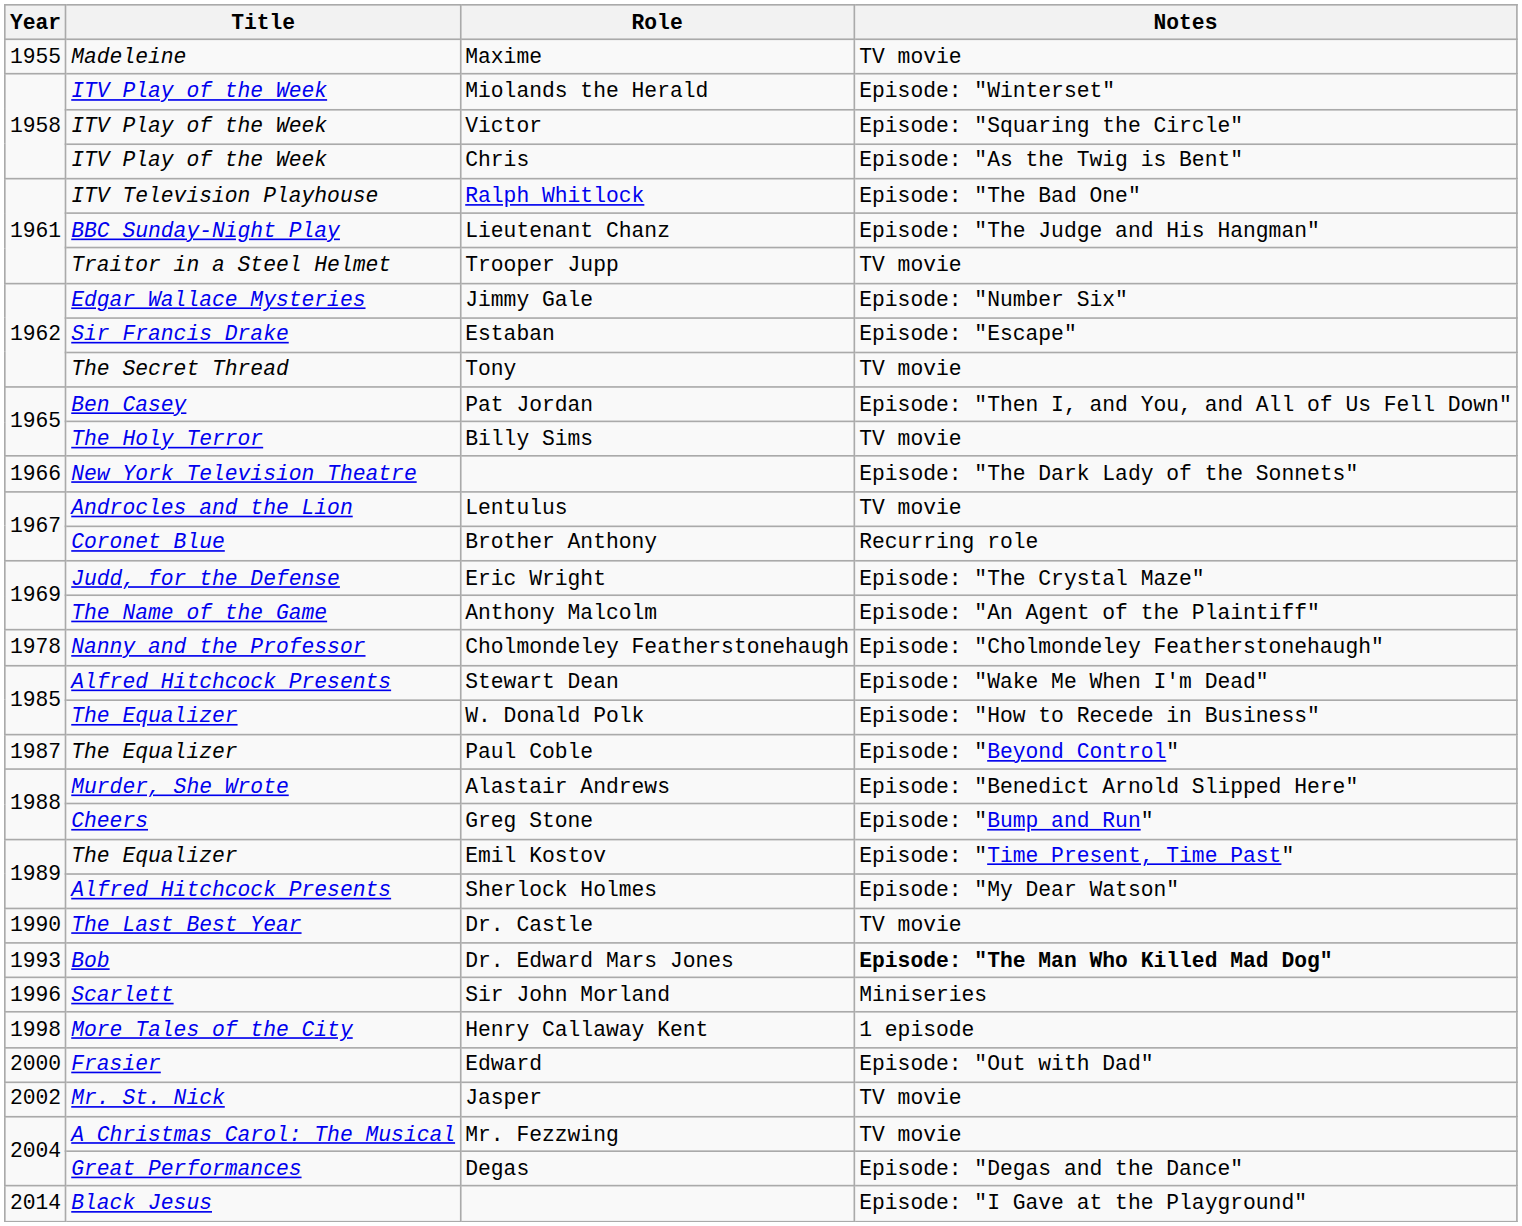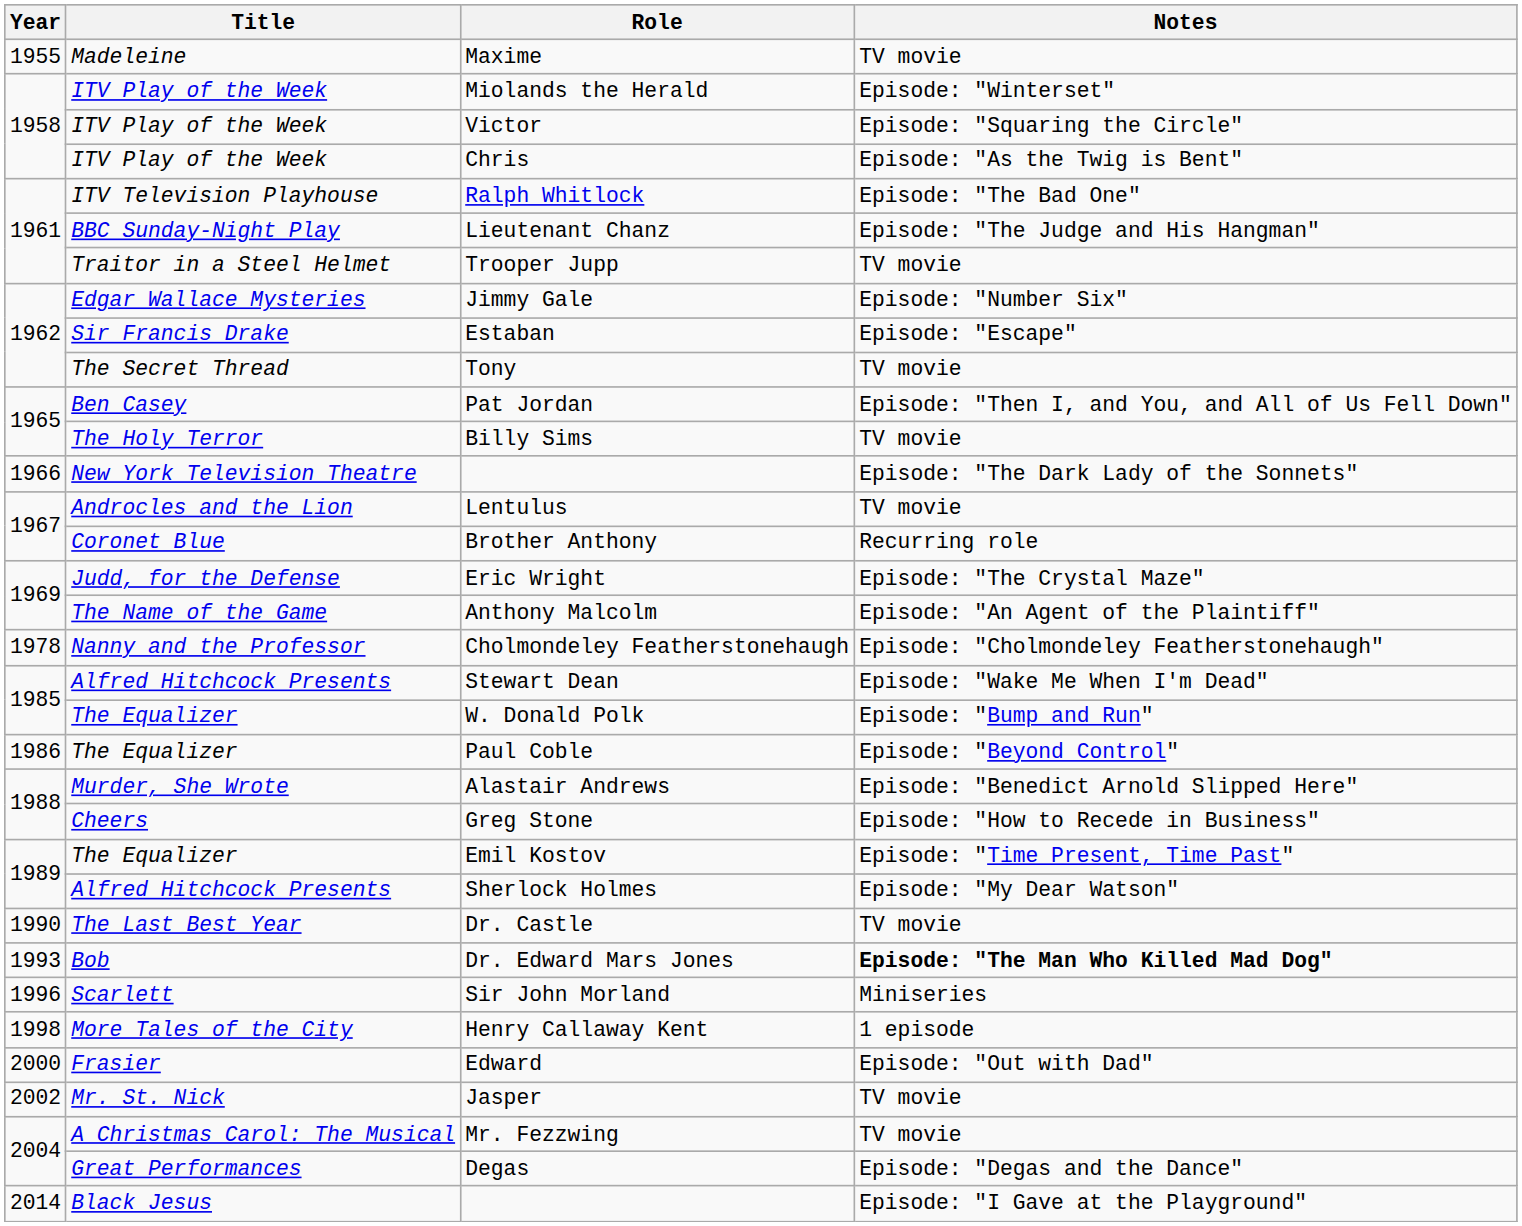(1090, 717) Episode: "How to Recede in Business" -> (1006, 717) Episode: "Bump and Run"
(35, 752) 1987 -> (35, 752) 1986
(1006, 821) Episode: "Bump and Run" -> (1090, 821) Episode: "How to Recede in Business"
